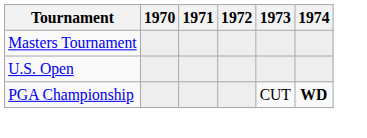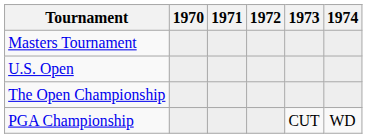+ row: (87, 95)
(314, 95) bold -> (343, 120) normal
